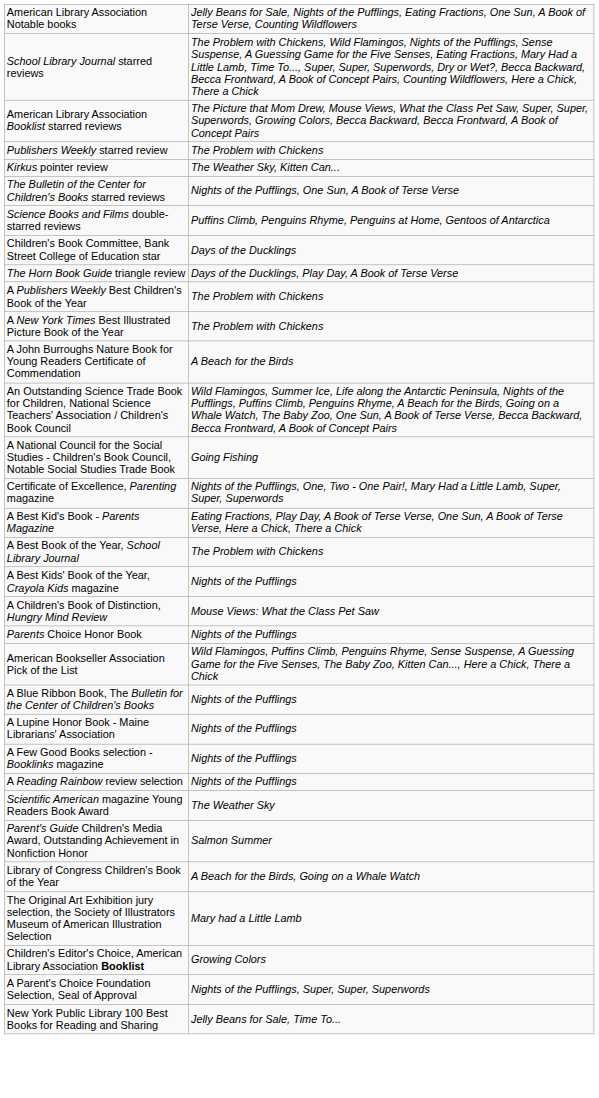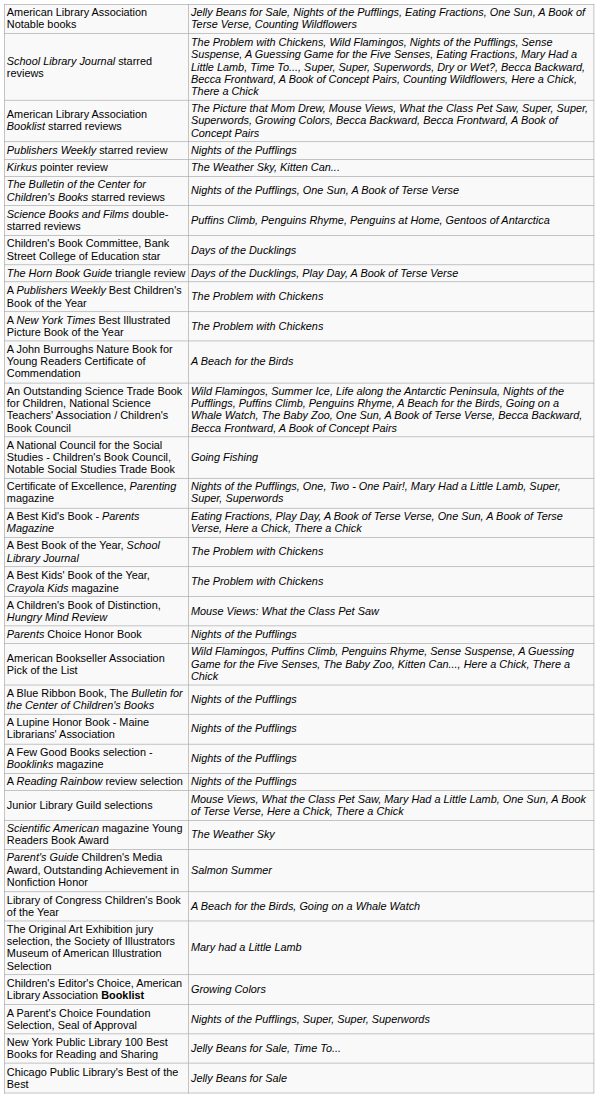(257, 150) The Problem with Chickens -> (244, 150) Nights of the Pufflings
(244, 581) Nights of the Pufflings -> (257, 581) The Problem with Chickens
+ row: (80, 805)
+ row: (93, 1078)
